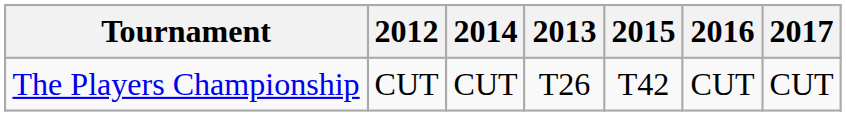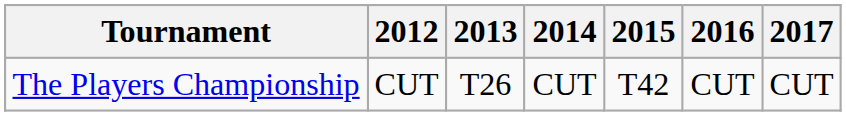columns swapped: (565, 31) <-> (486, 31)
